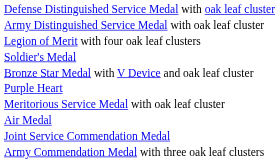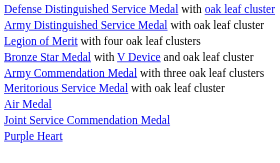- row: (40, 57)
rows swapped: (33, 88) <-> (134, 152)
